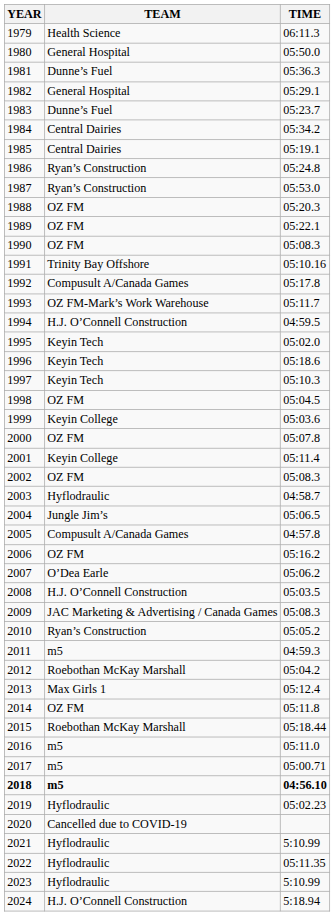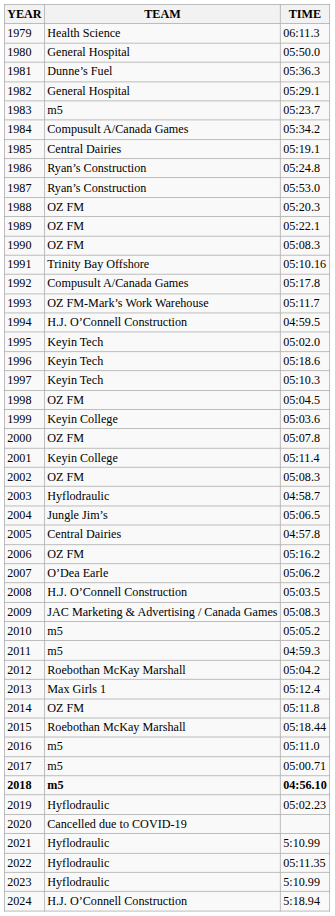(80, 110) Dunne’s Fuel -> (55, 110) m5
(84, 129) Central Dairies -> (118, 129) Compusult A/Canada Games
(118, 534) Compusult A/Canada Games -> (84, 534) Central Dairies
(97, 631) Ryan’s Construction -> (55, 631) m5
